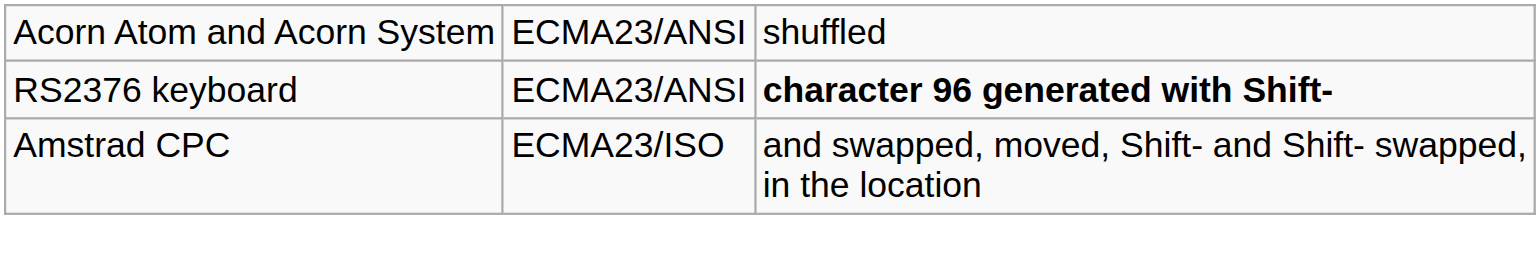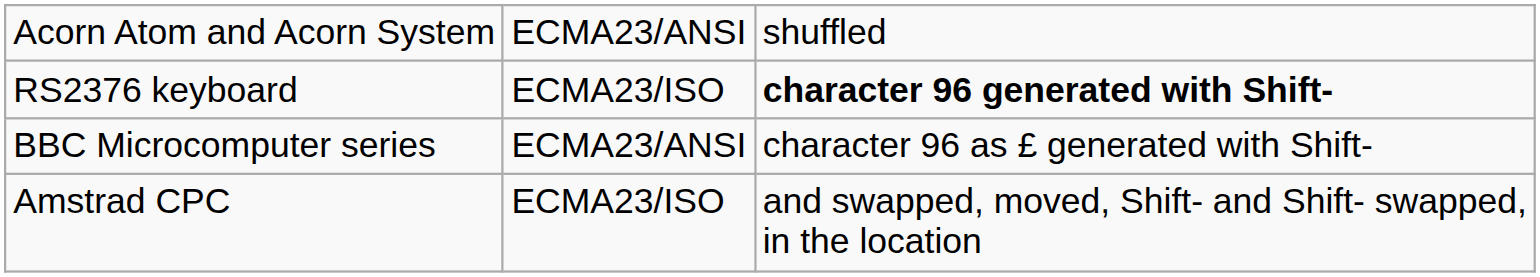(629, 88) ECMA23/ANSI -> (618, 88) ECMA23/ISO
+ row: (225, 145)
